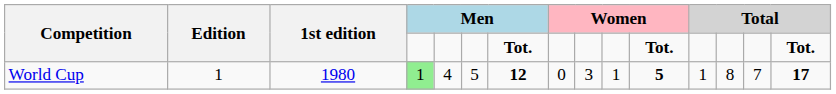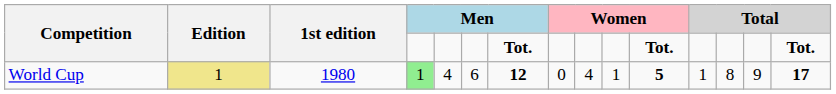(218, 75) no background -> (218, 75) khaki background
(475, 75) 5 -> (475, 75) 6
(589, 75) 3 -> (589, 75) 4
(757, 75) 7 -> (757, 75) 9
